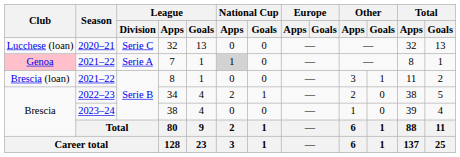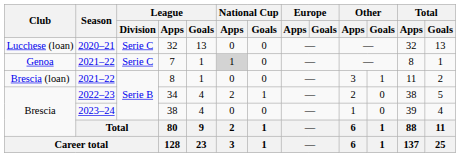(40, 62) pink background -> (40, 62) no background
(138, 62) Serie A -> (138, 62) Serie C
